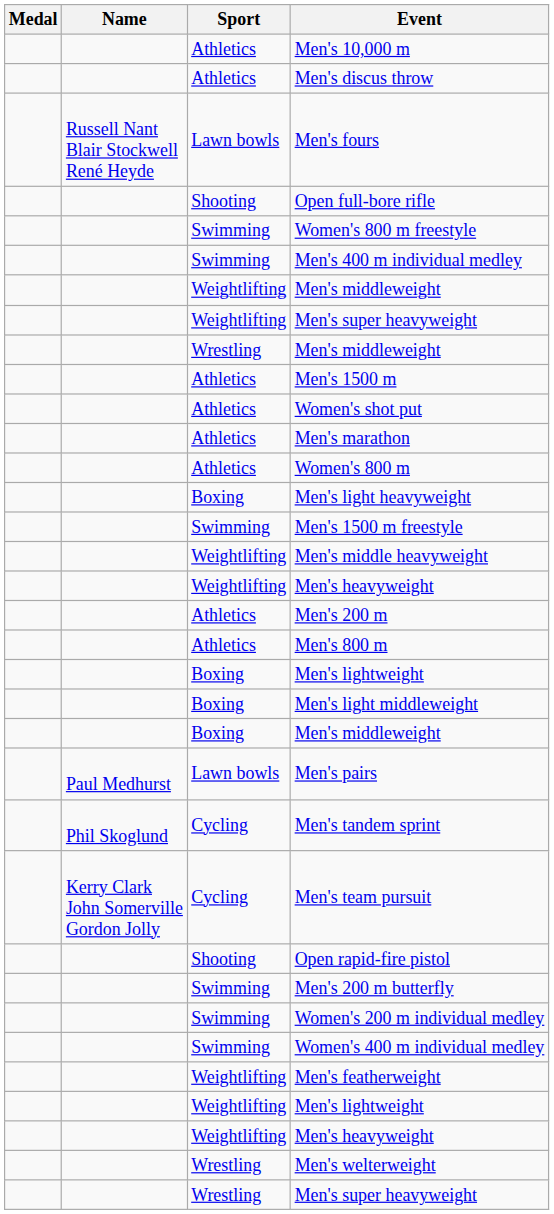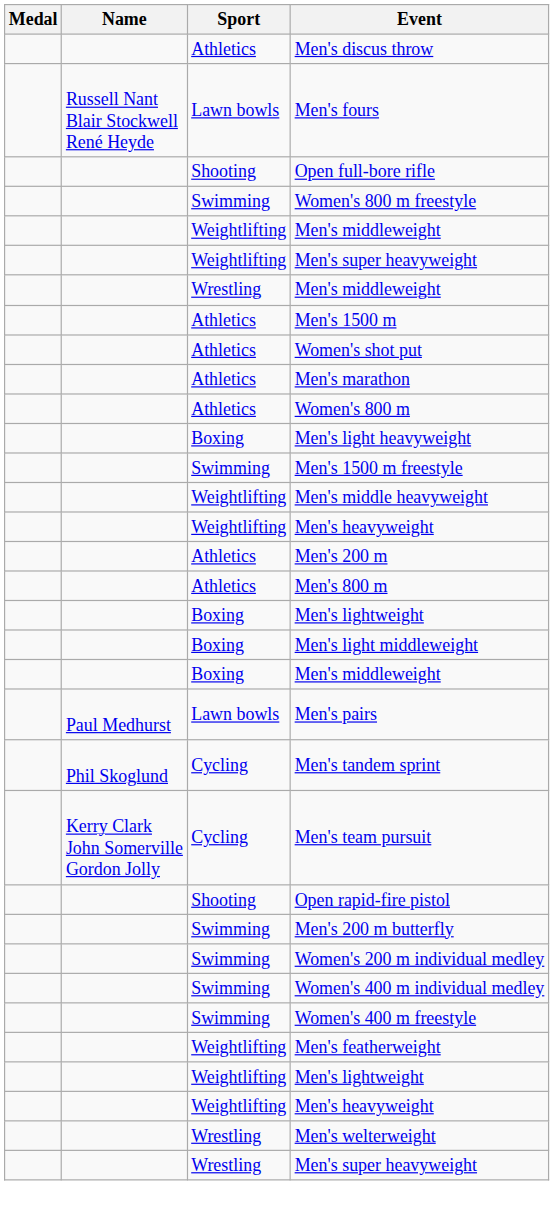- row: (224, 49)
- row: (231, 260)
+ row: (231, 1017)
